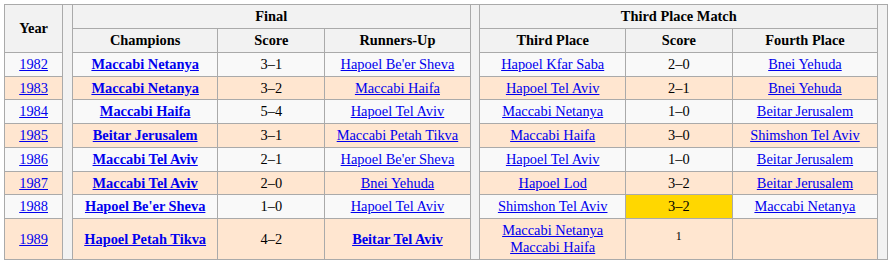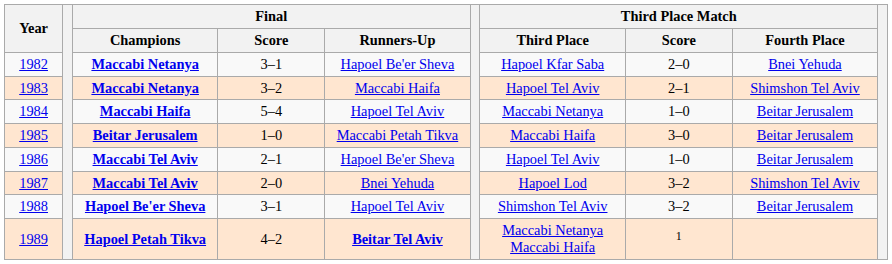(805, 88) Bnei Yehuda -> (805, 88) Shimshon Tel Aviv
(271, 135) 3–1 -> (271, 135) 1–0
(805, 135) Shimshon Tel Aviv -> (805, 135) Beitar Jerusalem
(805, 183) Beitar Jerusalem -> (805, 183) Shimshon Tel Aviv
(271, 206) 1–0 -> (271, 206) 3–1
(679, 206) gold background -> (679, 206) no background
(805, 206) Maccabi Netanya -> (805, 206) Beitar Jerusalem
